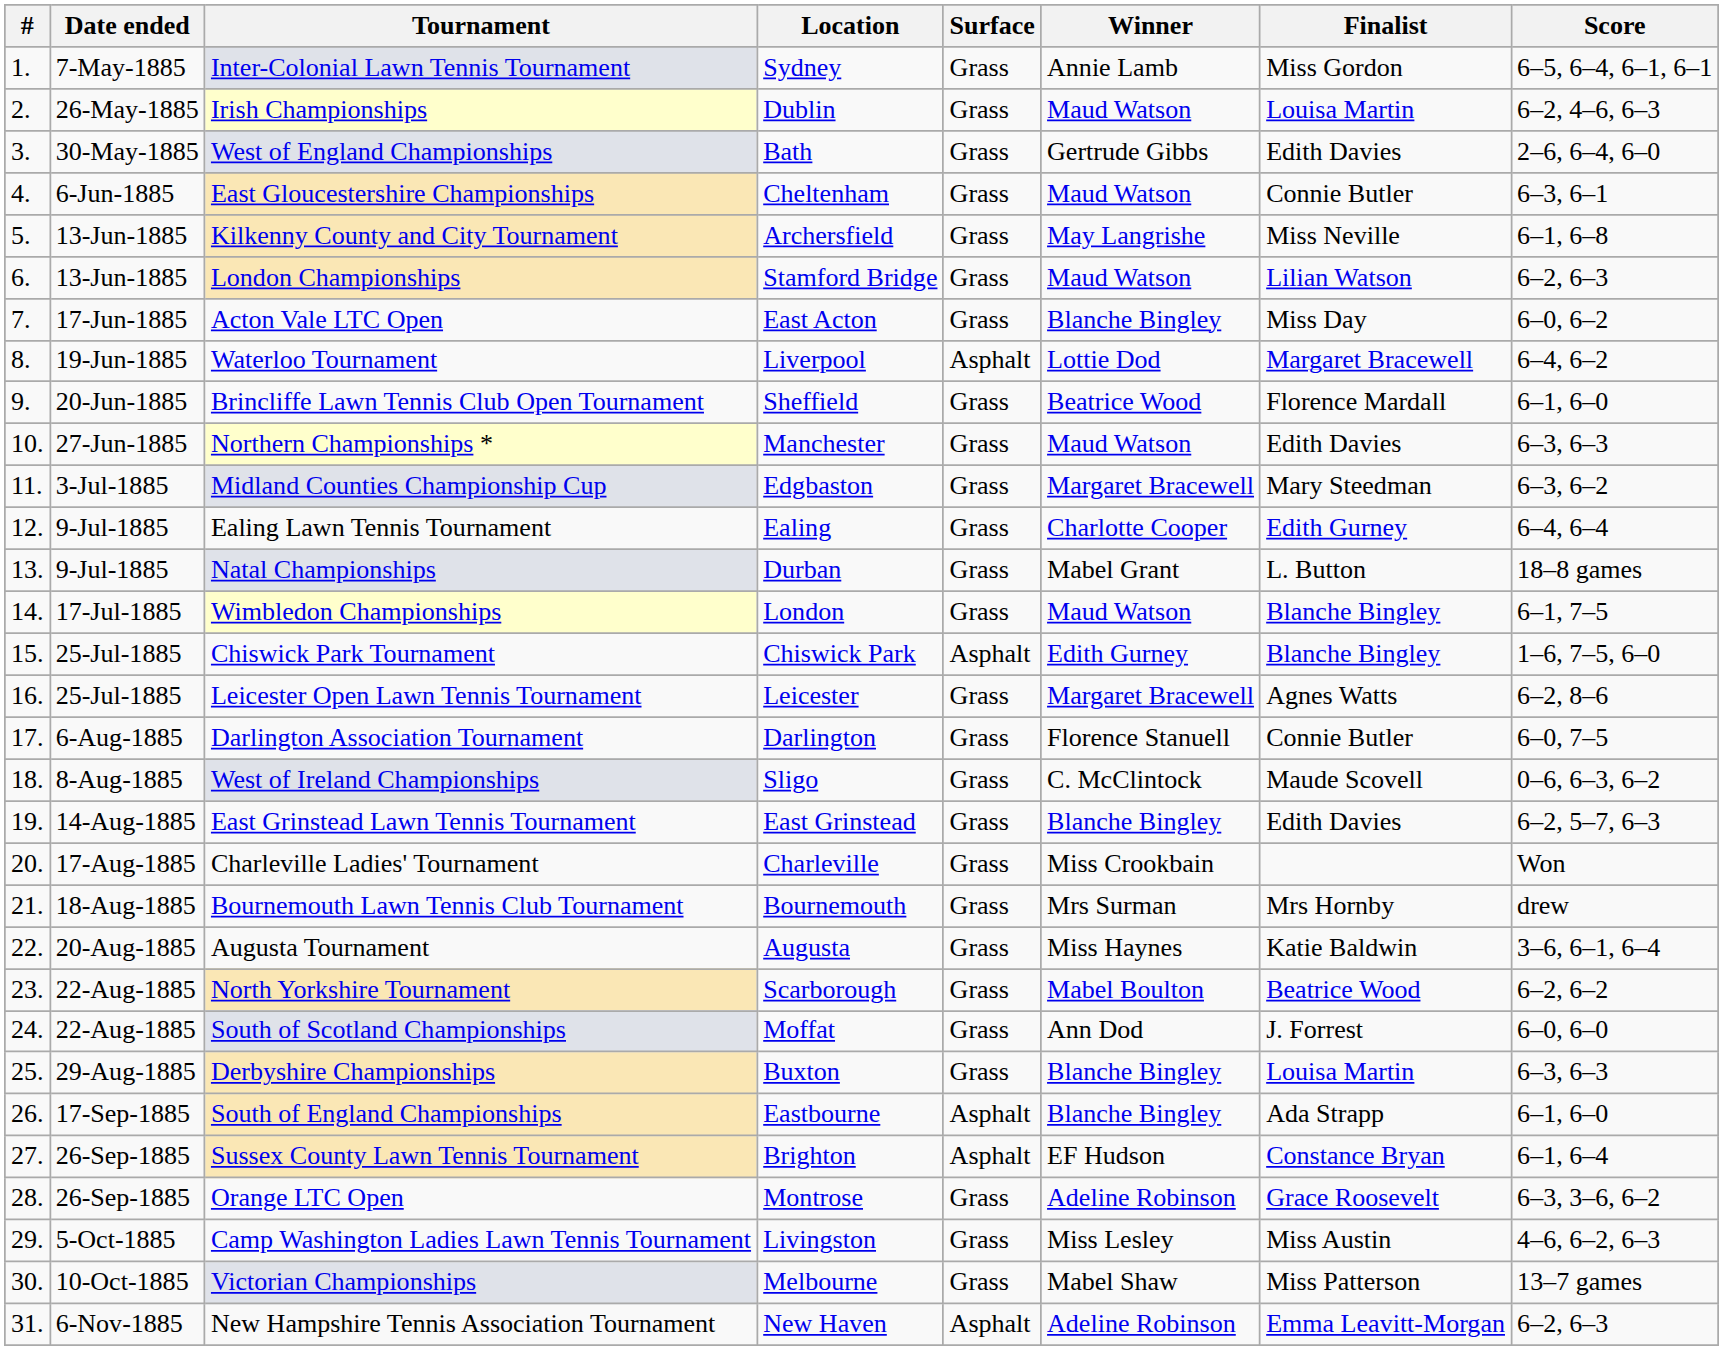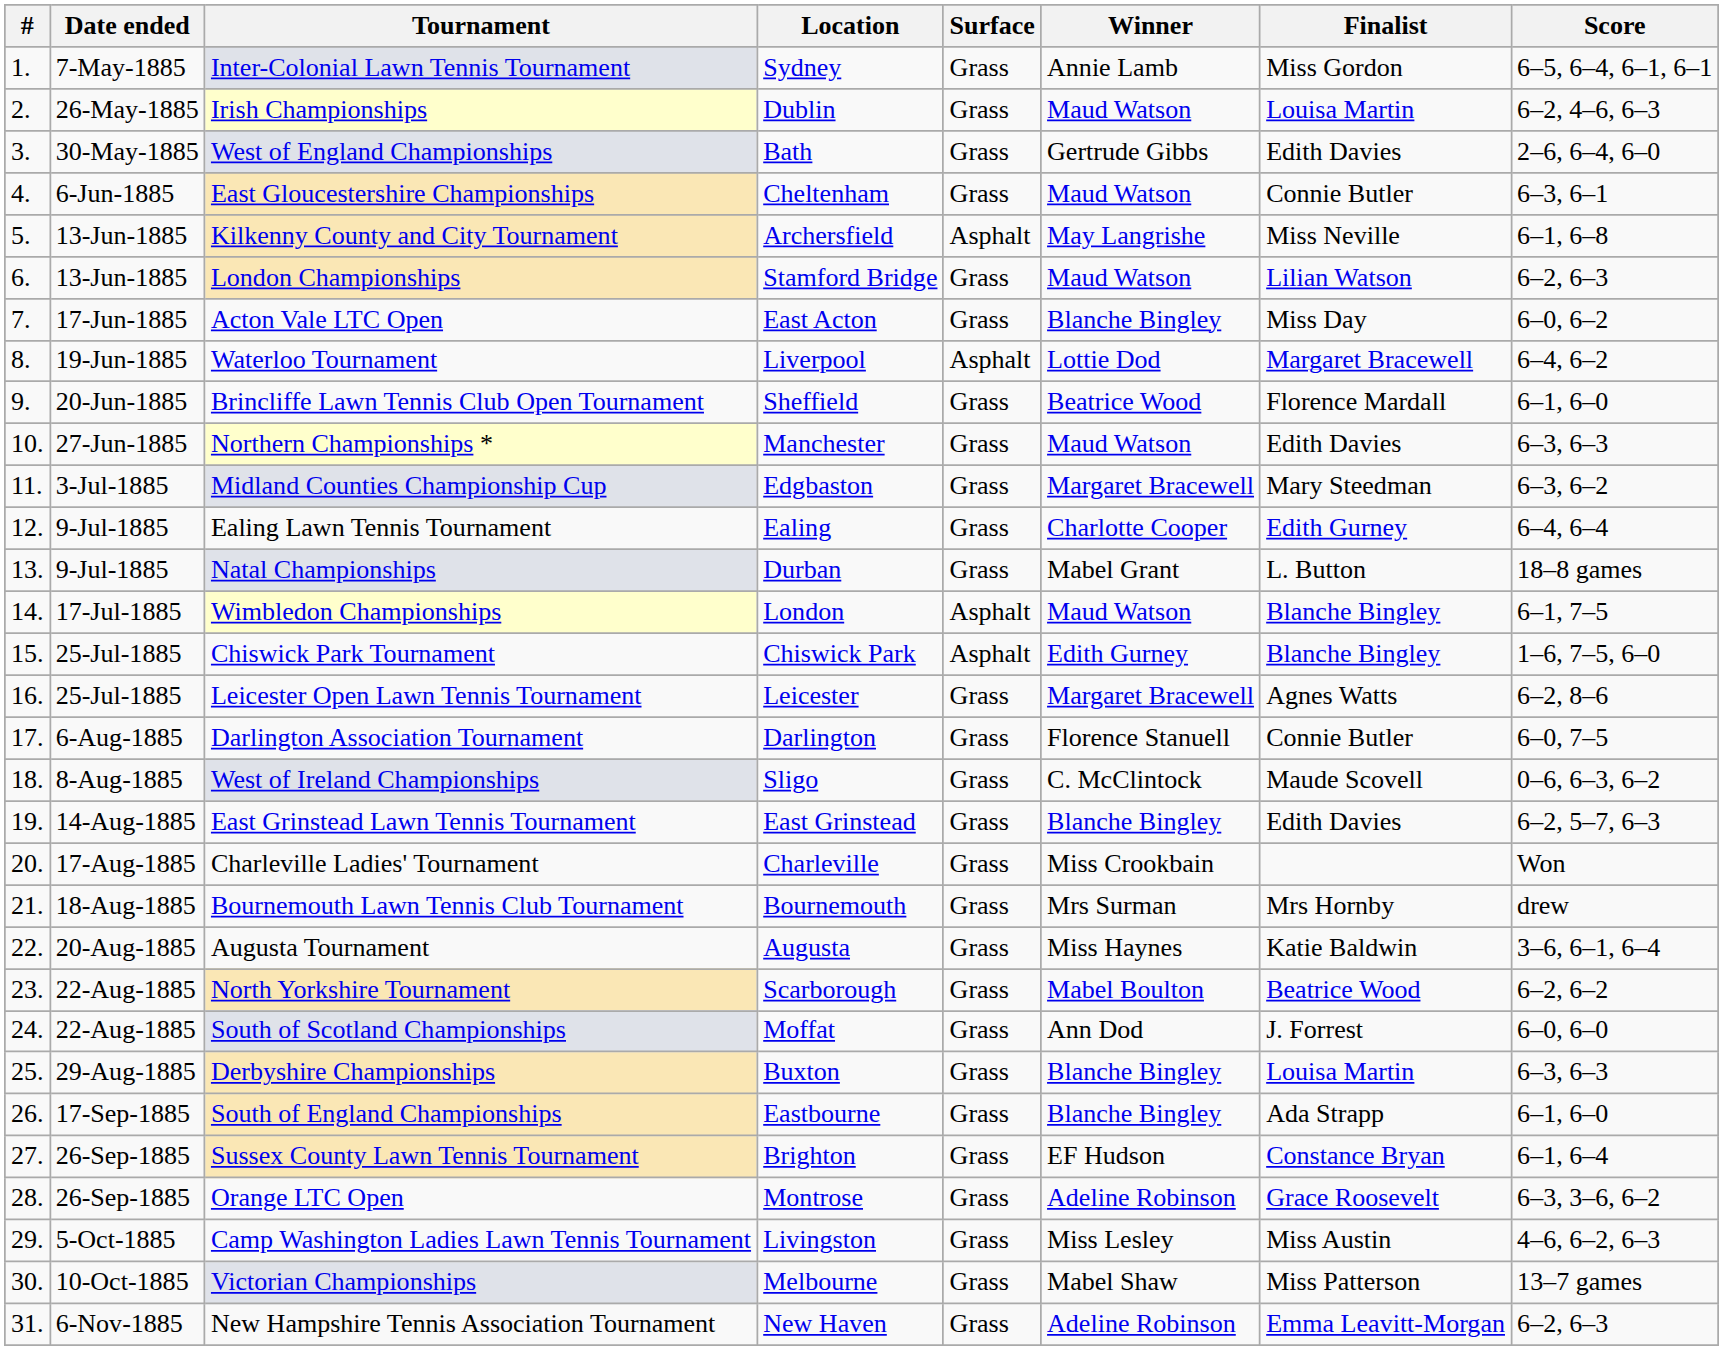(979, 234) Grass -> (990, 234) Asphalt
(979, 611) Grass -> (990, 611) Asphalt
(990, 1114) Asphalt -> (979, 1114) Grass
(990, 1156) Asphalt -> (979, 1156) Grass
(990, 1323) Asphalt -> (979, 1323) Grass
